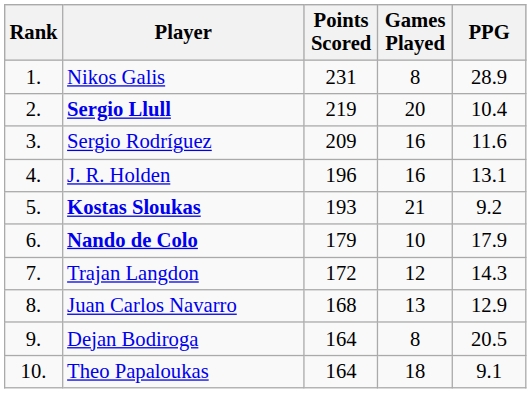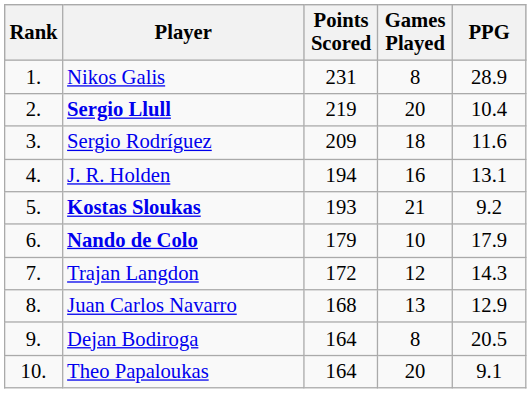(415, 142) 16 -> (415, 142) 18
(341, 175) 196 -> (341, 175) 194
(415, 371) 18 -> (415, 371) 20
